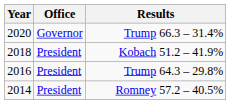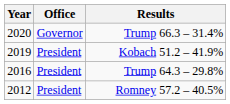(19, 52) 2018 -> (19, 52) 2019
(19, 90) 2014 -> (19, 90) 2012
